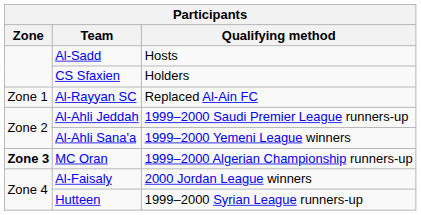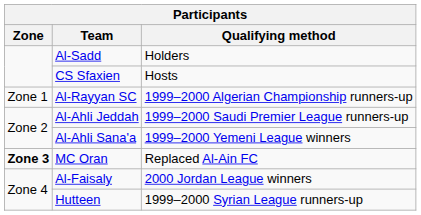(161, 55) Hosts -> (167, 55) Holders
(167, 76) Holders -> (161, 76) Hosts
(201, 96) Replaced Al-Ain FC -> (279, 96) 1999–2000 Algerian Championship runners-up
(279, 158) 1999–2000 Algerian Championship runners-up -> (201, 158) Replaced Al-Ain FC
